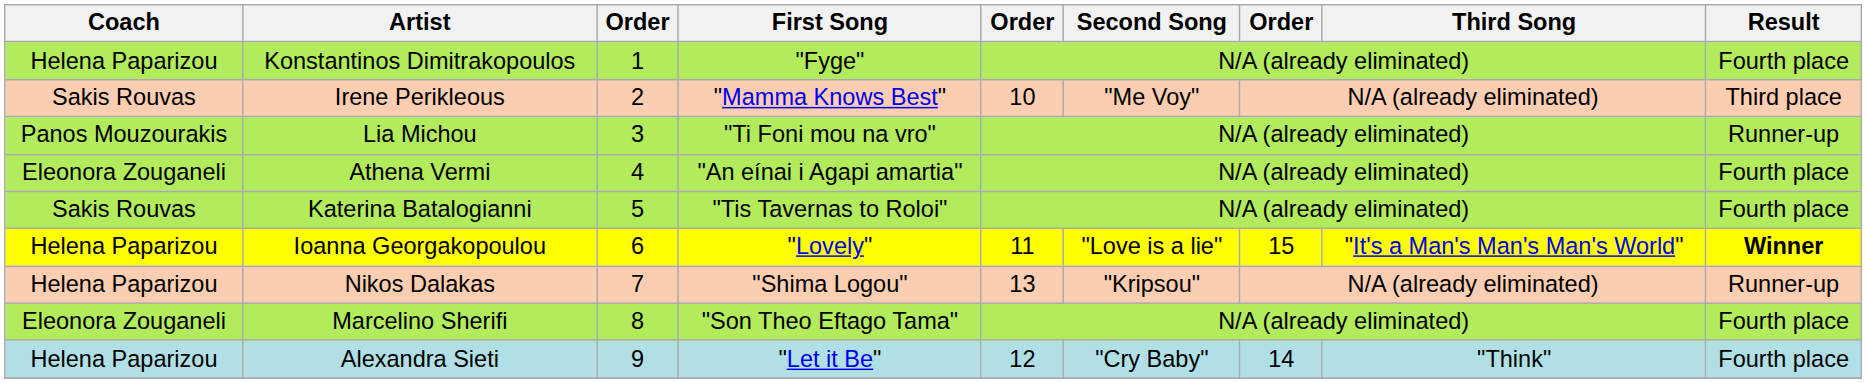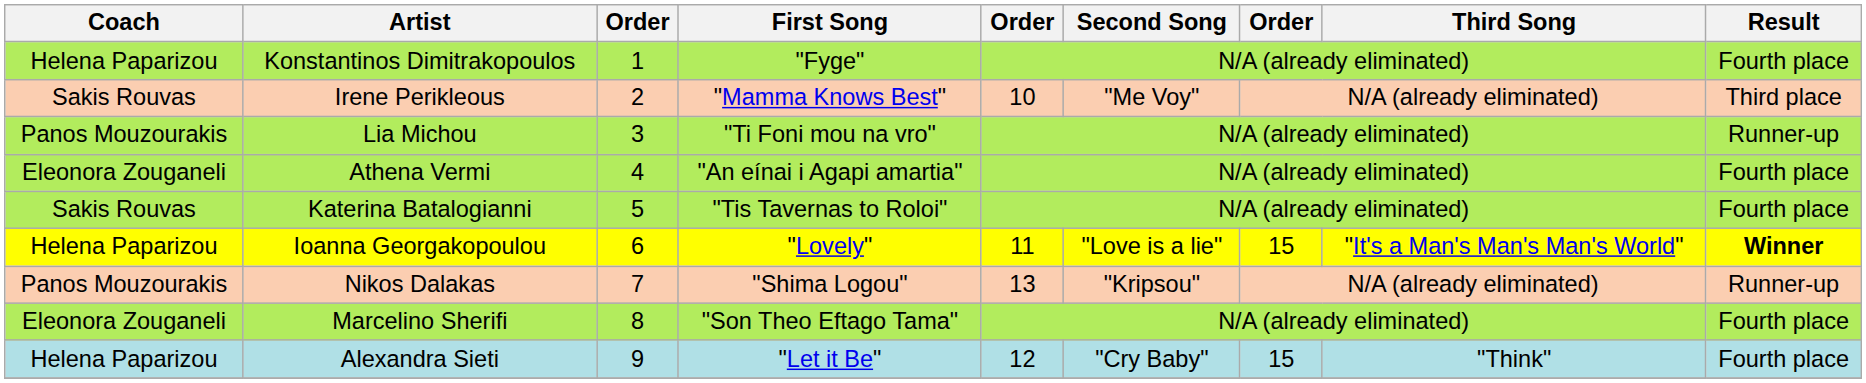(124, 284) Helena Paparizou -> (124, 284) Panos Mouzourakis
(1281, 358) 14 -> (1281, 358) 15
